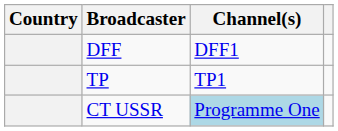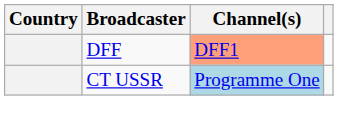(217, 49) no background -> (217, 49) lightsalmon background
- row: (98, 79)
